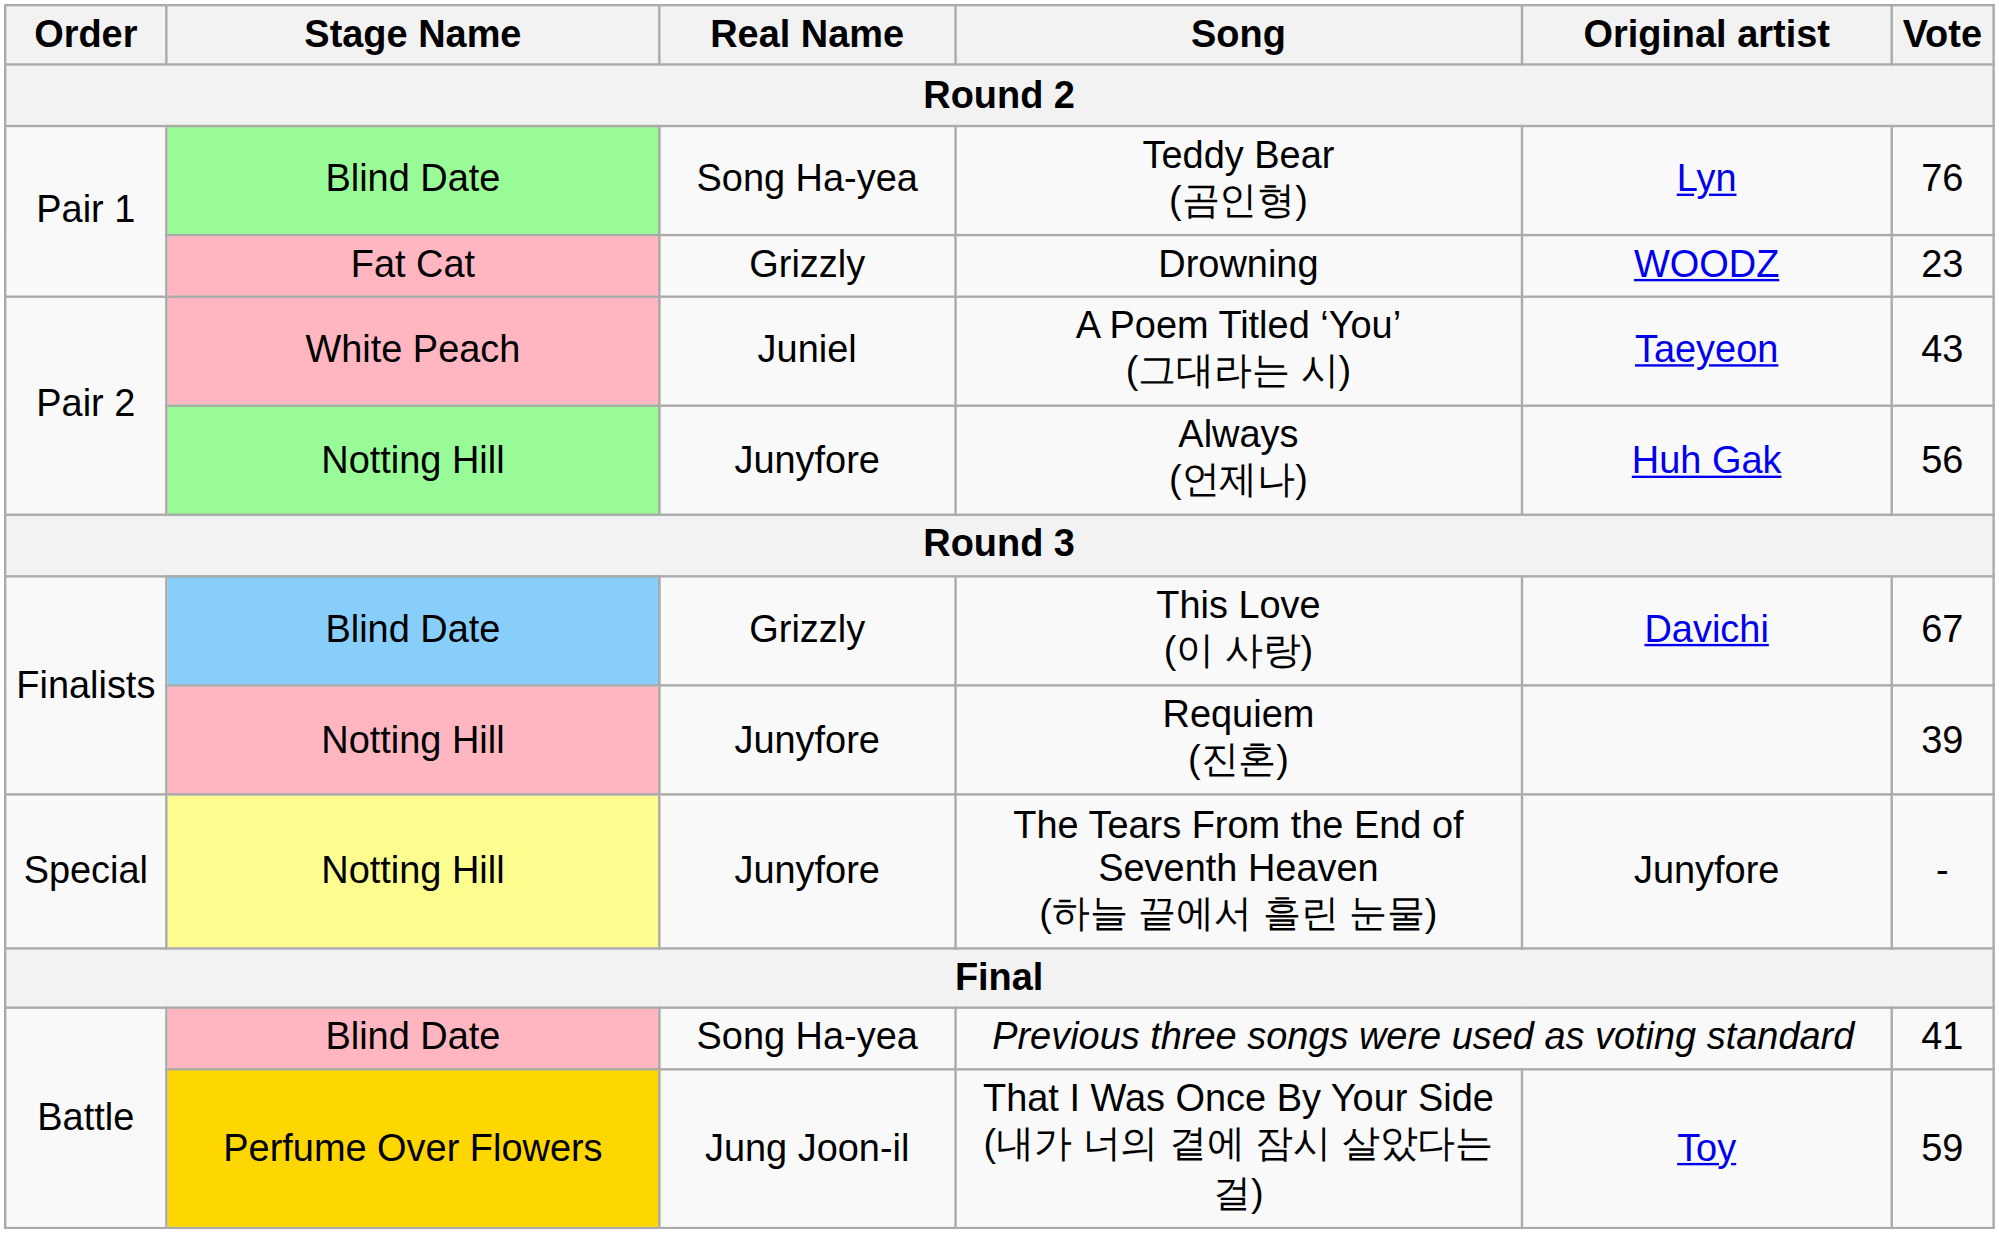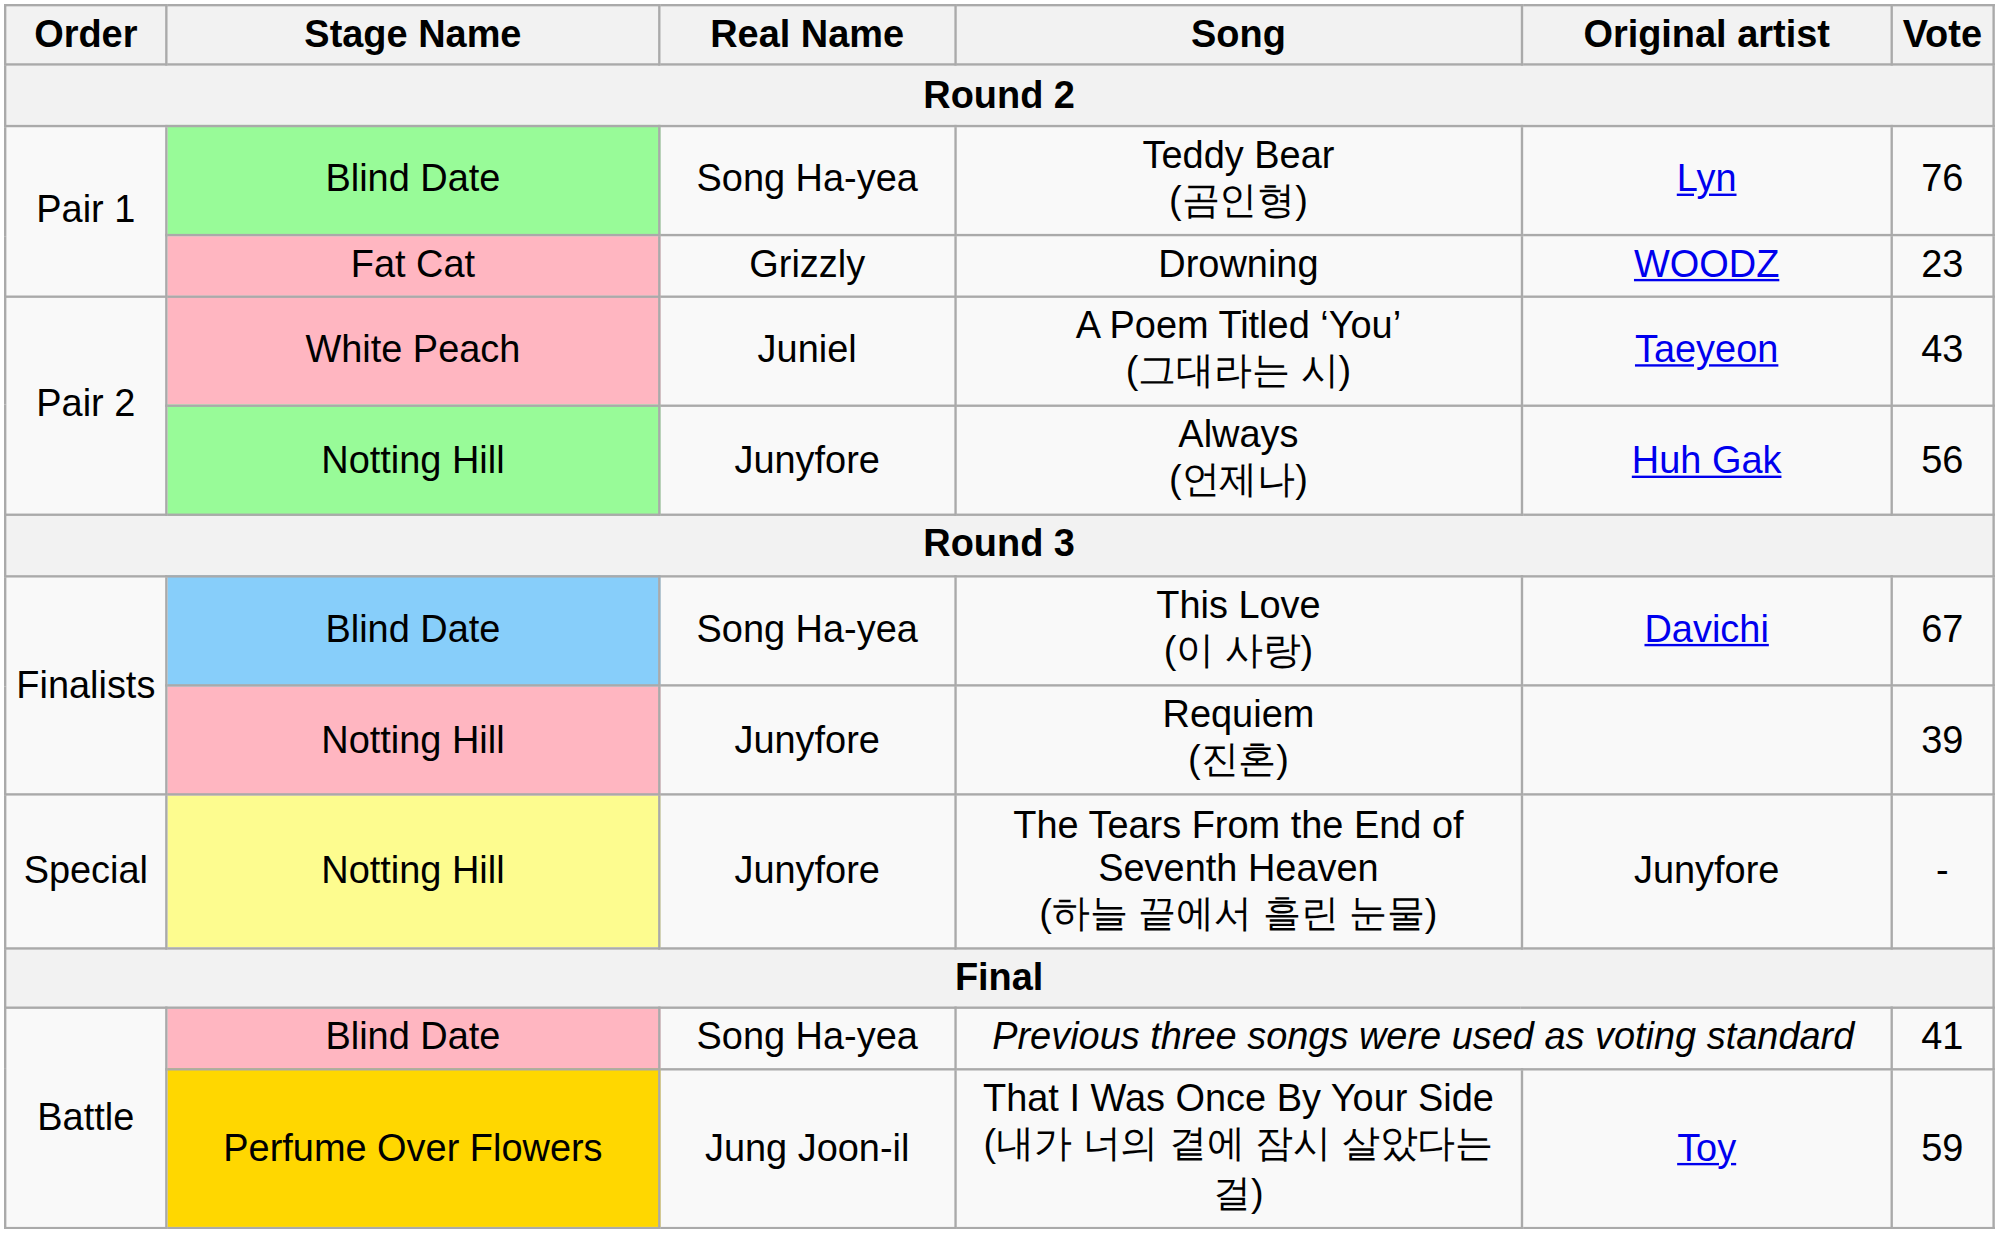(807, 629) Grizzly -> (807, 629) Song Ha-yea
